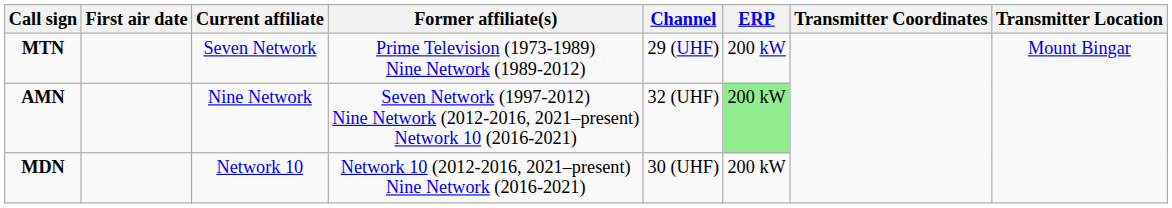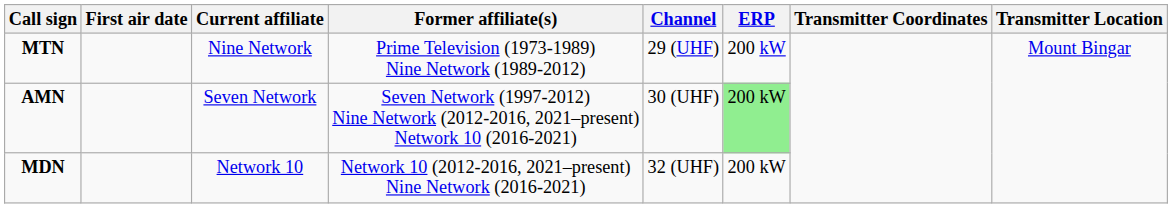(260, 47) Seven Network -> (260, 47) Nine Network
(260, 97) Nine Network -> (260, 97) Seven Network
(683, 97) 32 (UHF) -> (683, 97) 30 (UHF)
(683, 167) 30 (UHF) -> (683, 167) 32 (UHF)
